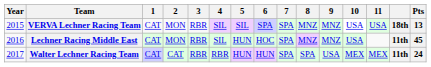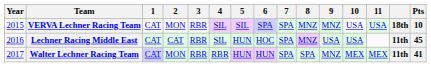(418, 25) 13 -> (418, 25) 10
(175, 39) MON -> (175, 39) CAT
(331, 39) MNZ -> (331, 39) USA
(175, 54) CAT -> (175, 54) MON
(331, 54) USA -> (331, 54) MNZ
(418, 54) 24 -> (418, 54) 41
